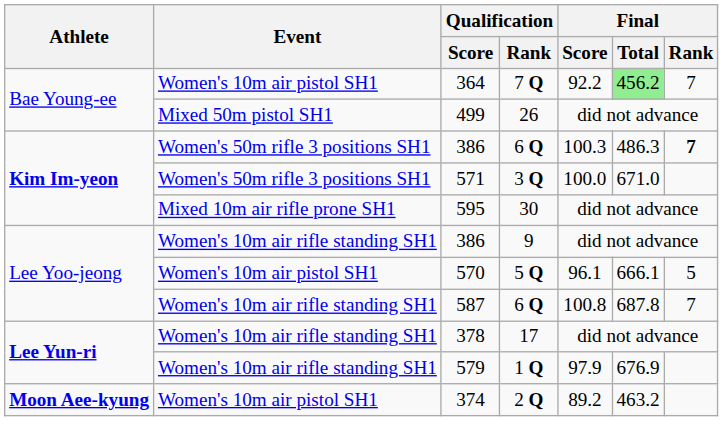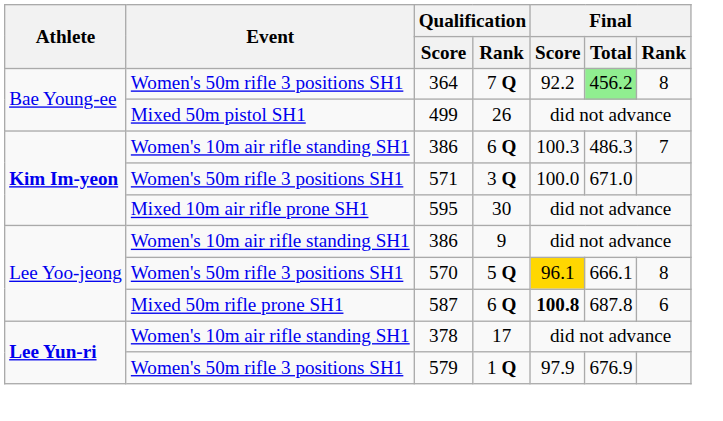(268, 83) Women's 10m air pistol SH1 -> (267, 83) Women's 50m rifle 3 positions SH1
(691, 83) 7 -> (664, 83) 8
(294, 147) Women's 50m rifle 3 positions SH1 -> (270, 147) Women's 10m air rifle standing SH1
(691, 147) bold -> (664, 147) normal
(268, 273) Women's 10m air pistol SH1 -> (267, 273) Women's 50m rifle 3 positions SH1
(585, 273) no background -> (558, 273) gold background
(691, 273) 5 -> (664, 273) 8
(297, 304) Women's 10m air rifle standing SH1 -> (237, 304) Mixed 50m rifle prone SH1
(585, 304) normal -> (558, 304) bold
(691, 304) 7 -> (664, 304) 6
(297, 368) Women's 10m air rifle standing SH1 -> (267, 368) Women's 50m rifle 3 positions SH1
- row: (471, 399)
